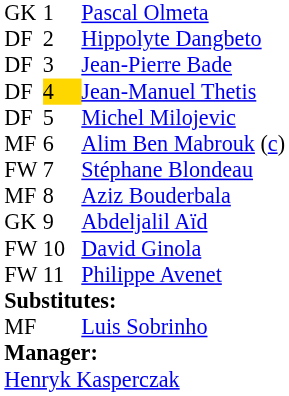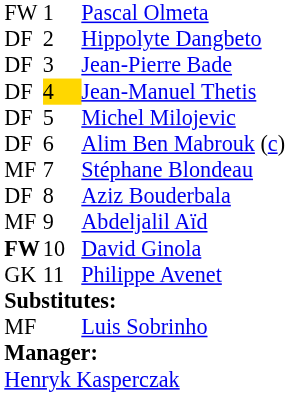(20, 12) GK -> (21, 12) FW
(20, 143) MF -> (18, 143) DF
(21, 169) FW -> (20, 169) MF
(20, 196) MF -> (18, 196) DF
(20, 222) GK -> (20, 222) MF
(21, 248) normal -> (22, 248) bold
(21, 274) FW -> (20, 274) GK
